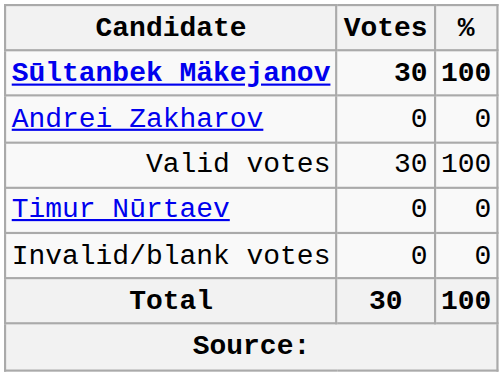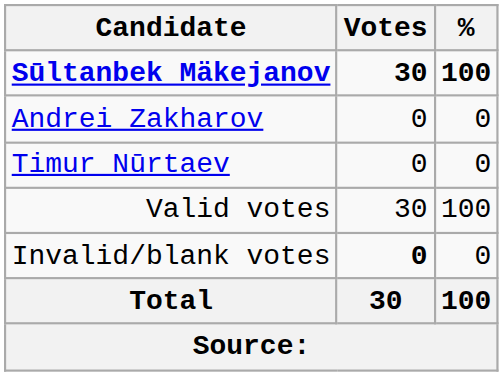rows swapped: (121, 210) <-> (238, 165)
(419, 256) normal -> (419, 256) bold
